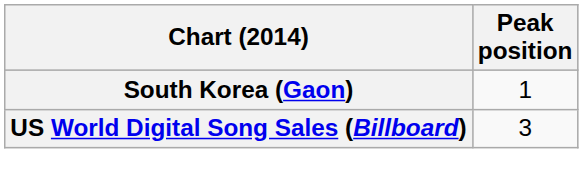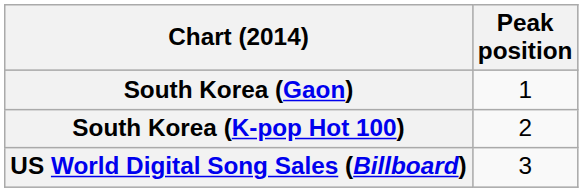+ row: (238, 128)
